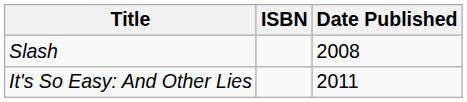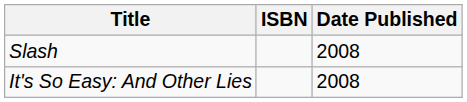(338, 81) 2011 -> (338, 81) 2008
